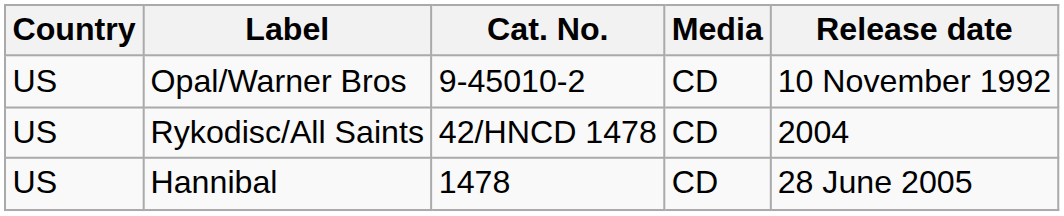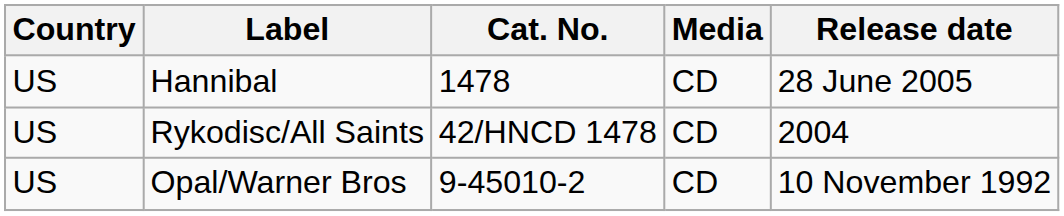rows swapped: (279, 81) <-> (214, 183)
